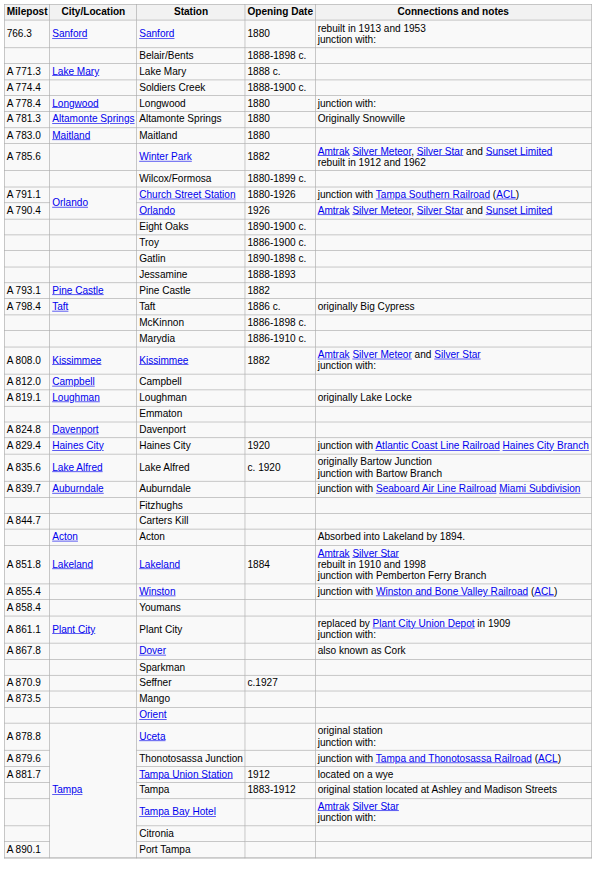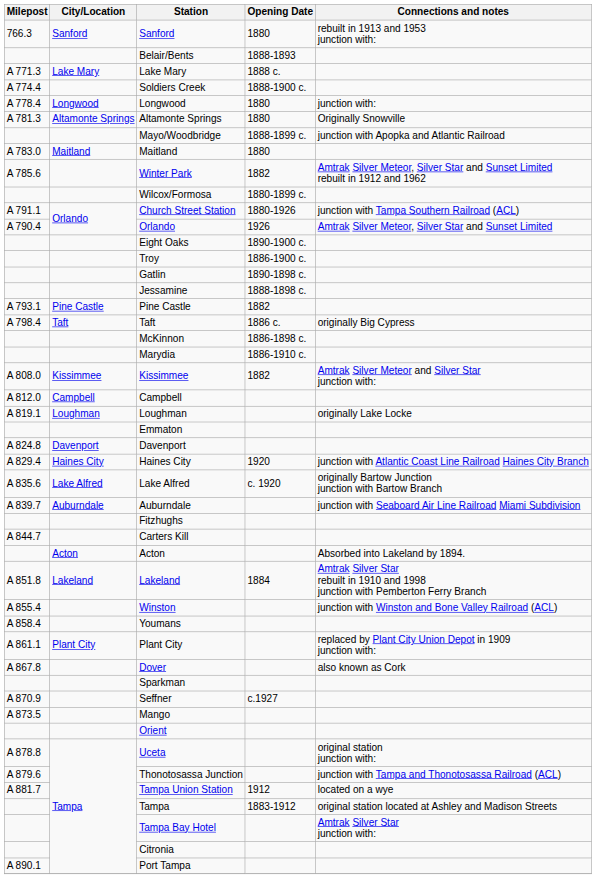(277, 55) 1888-1898 c. -> (272, 55) 1888-1893
+ row: (180, 135)
(272, 274) 1888-1893 -> (277, 290) 1888-1898 c.
